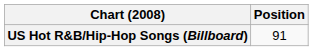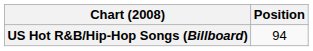(279, 35) 91 -> (279, 35) 94
